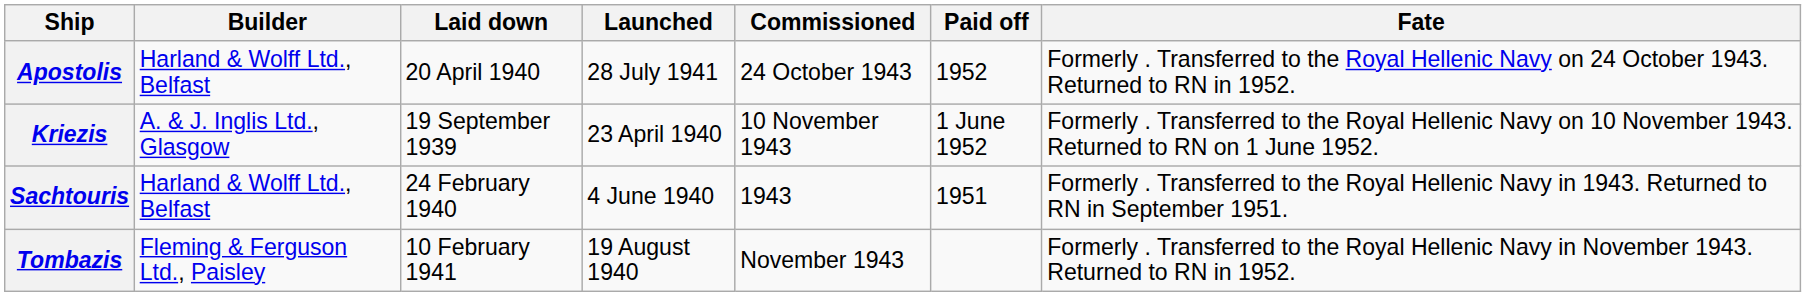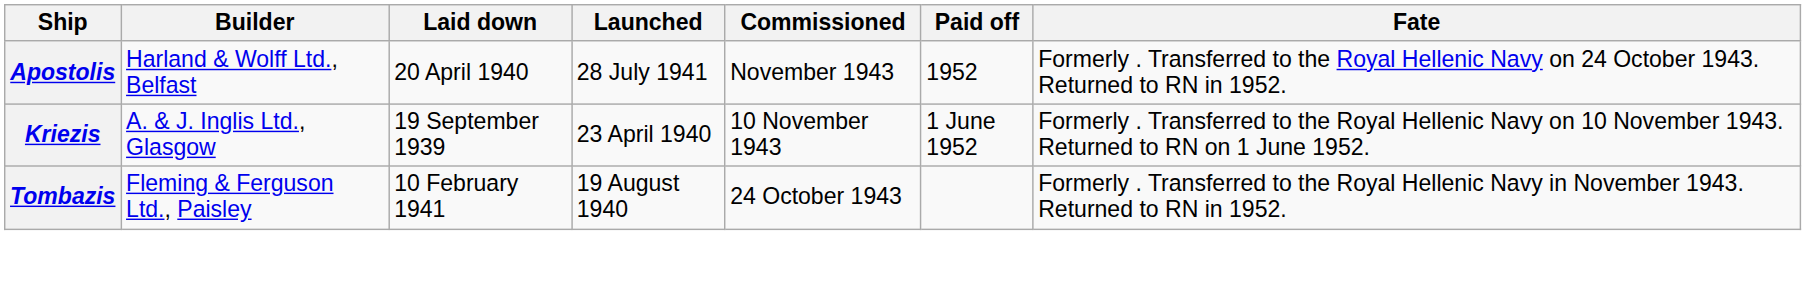(826, 72) 24 October 1943 -> (812, 72) November 1943
- row: (70, 197)
(822, 259) November 1943 -> (816, 197) 24 October 1943
